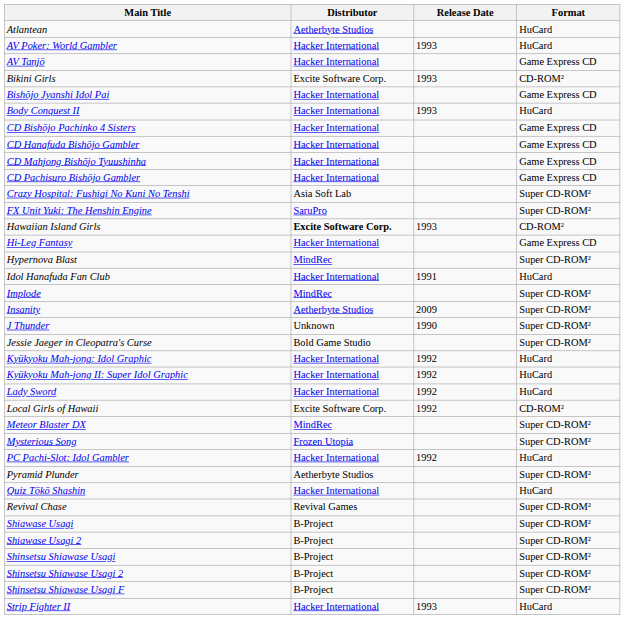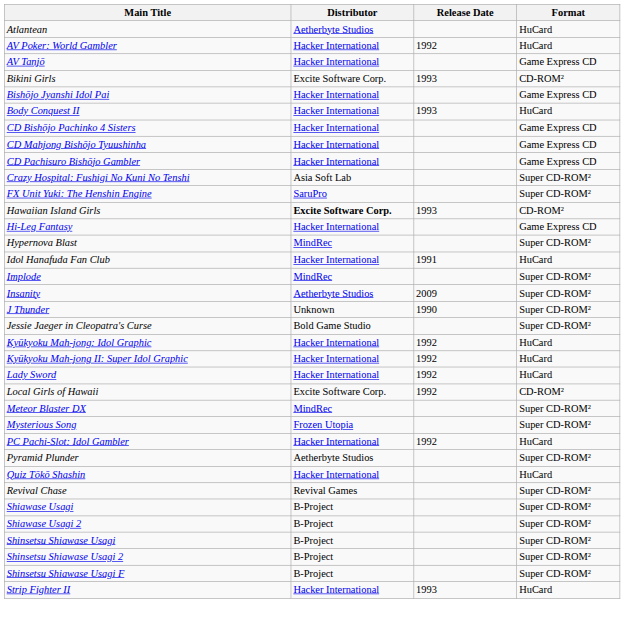(427, 45) 1993 -> (427, 45) 1992
- row: (73, 144)
